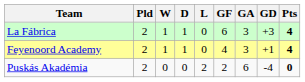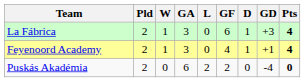columns swapped: (185, 13) <-> (246, 13)
